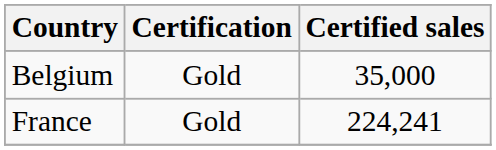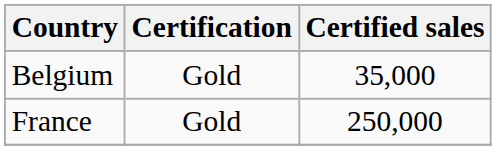(395, 121) 224,241 -> (395, 121) 250,000
